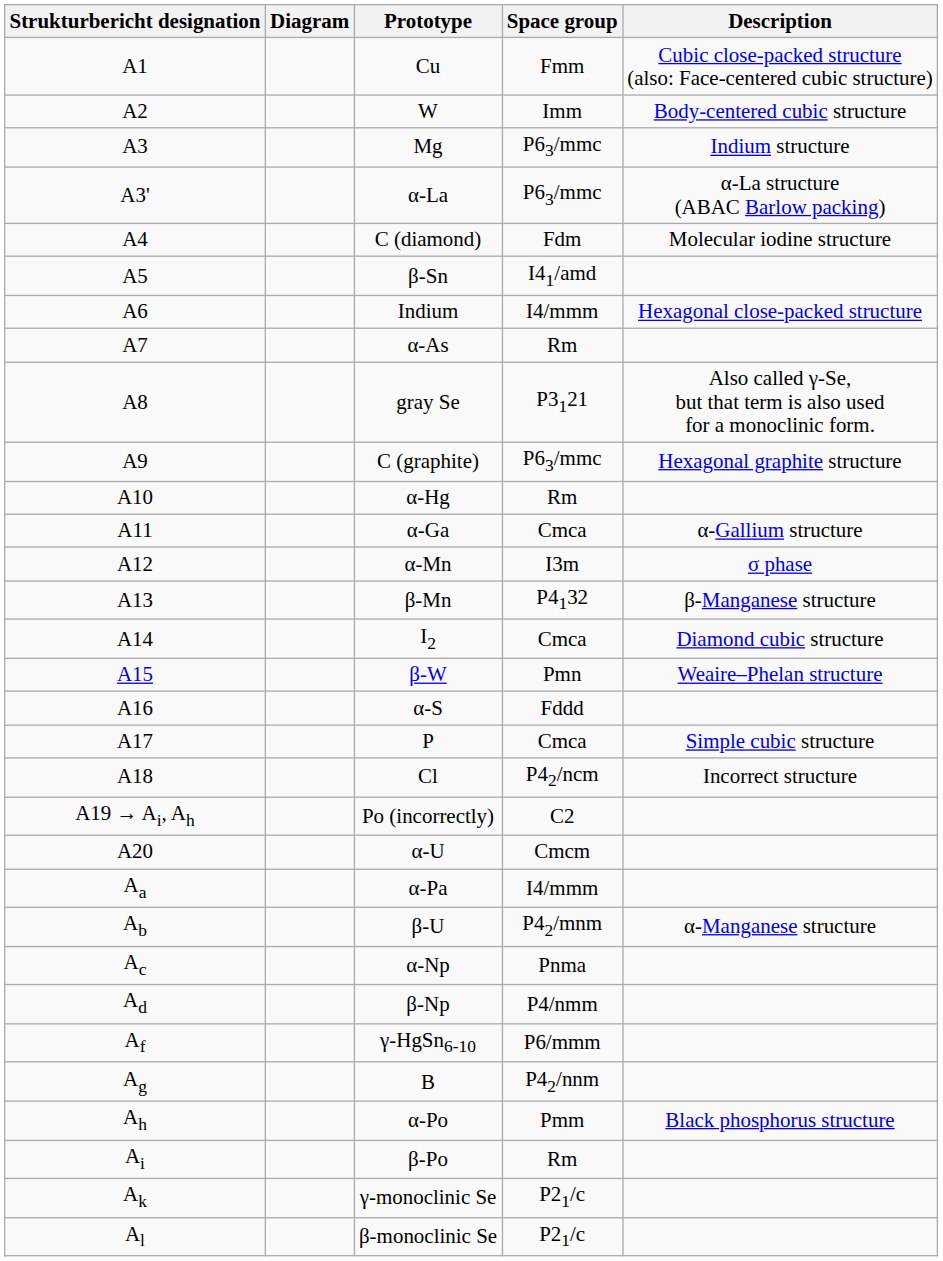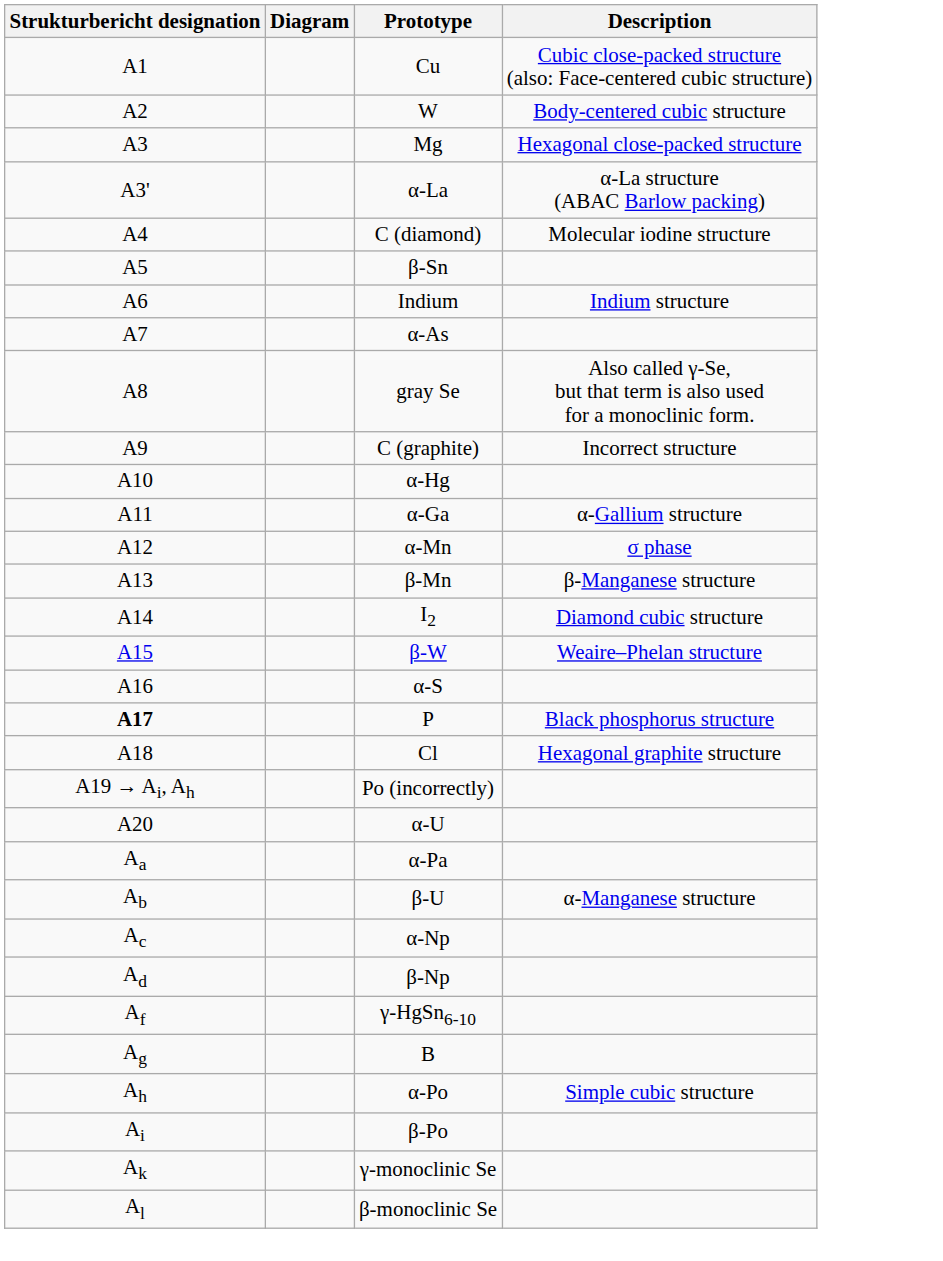- column: (562, 21)
(780, 147) Indium structure -> (660, 144) Hexagonal close-packed structure
(780, 311) Hexagonal close-packed structure -> (660, 300) Indium structure
(780, 461) Hexagonal graphite structure -> (660, 447) Incorrect structure
(135, 741) normal -> (135, 719) bold
(780, 741) Simple cubic structure -> (660, 719) Black phosphorus structure
(780, 777) Incorrect structure -> (660, 752) Hexagonal graphite structure
(780, 1120) Black phosphorus structure -> (660, 1092) Simple cubic structure
